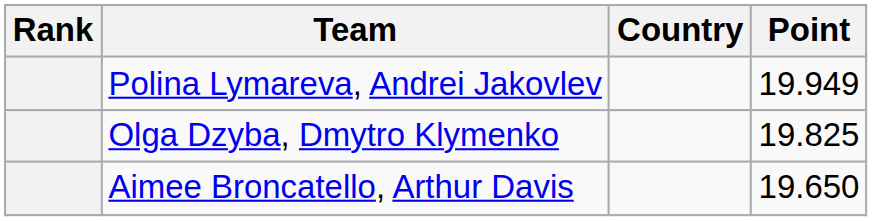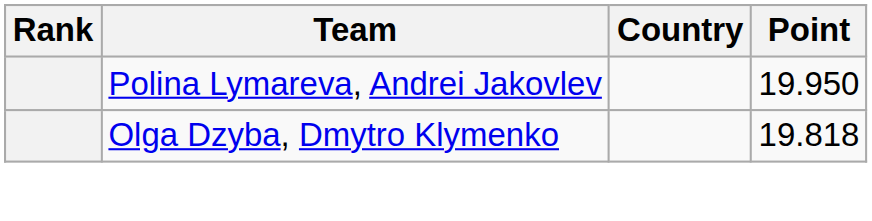(809, 82) 19.949 -> (809, 82) 19.950
(809, 135) 19.825 -> (809, 135) 19.818
- row: (341, 187)
